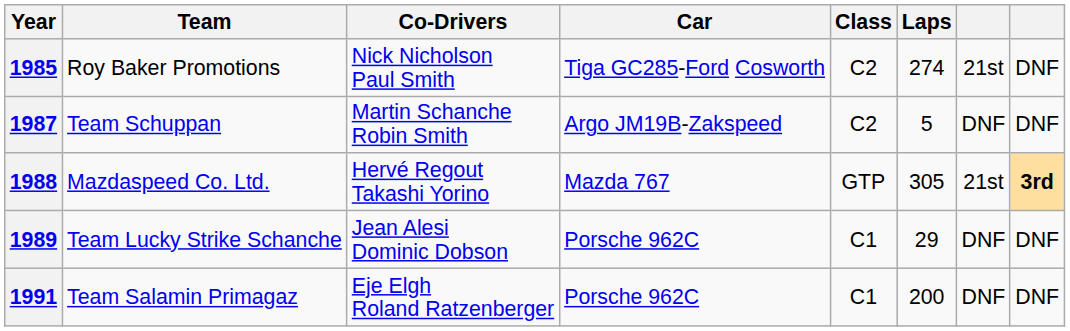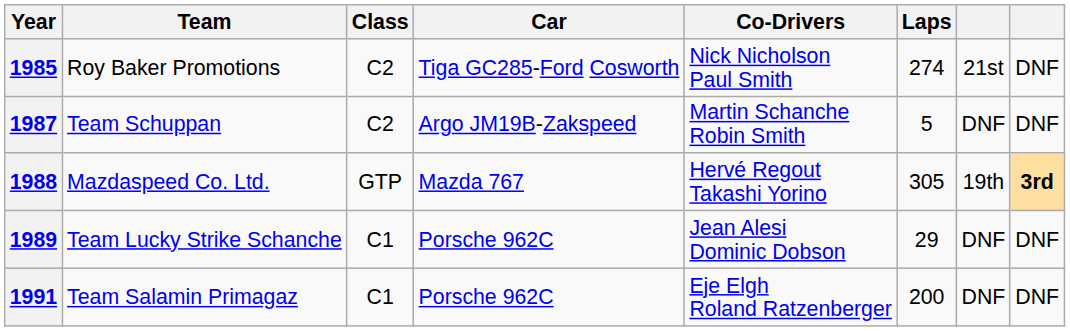columns swapped: (453, 22) <-> (863, 22)
(983, 182) 21st -> (983, 182) 19th
